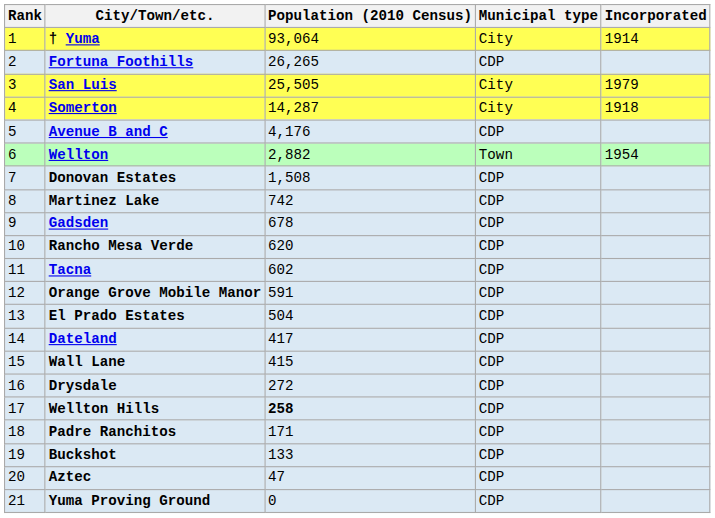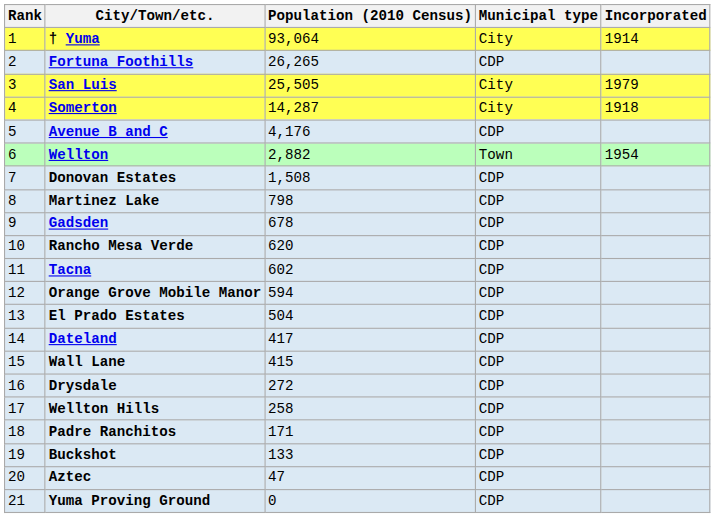(281, 201) 742 -> (281, 201) 798
(281, 293) 591 -> (281, 293) 594
(281, 409) bold -> (281, 409) normal
